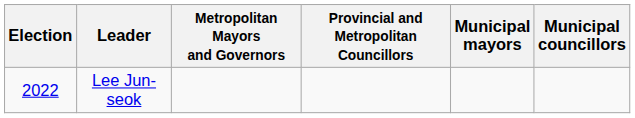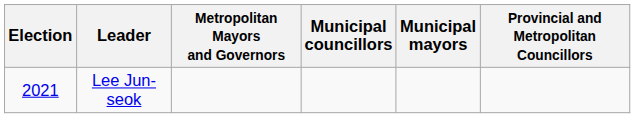columns swapped: (376, 37) <-> (582, 36)
(40, 90) 2022 -> (40, 90) 2021
